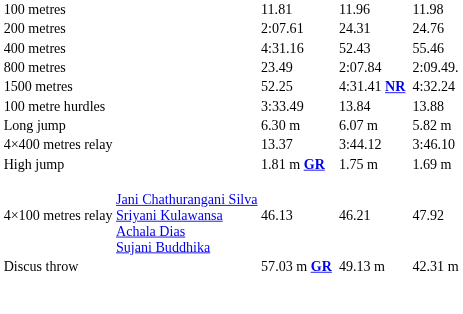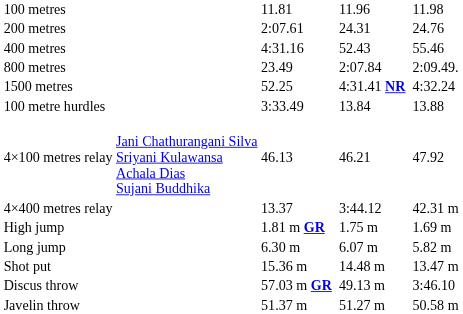rows swapped: (58, 215) <-> (35, 125)
(434, 145) 3:46.10 -> (436, 208) 42.31 m
+ row: (27, 266)
(436, 266) 42.31 m -> (434, 285) 3:46.10
+ row: (42, 305)
